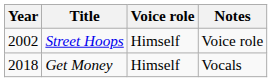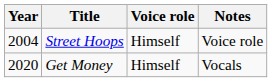(23, 40) 2002 -> (23, 40) 2004
(23, 64) 2018 -> (23, 64) 2020
